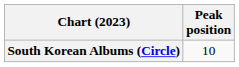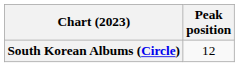(209, 51) 10 -> (209, 51) 12
